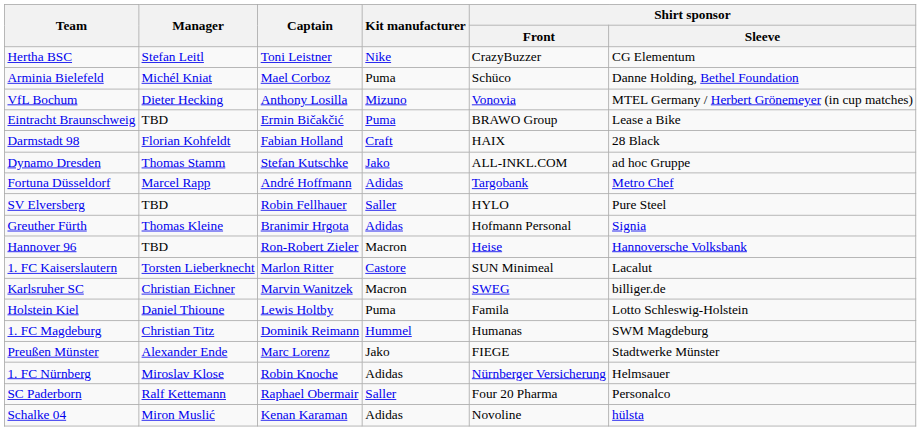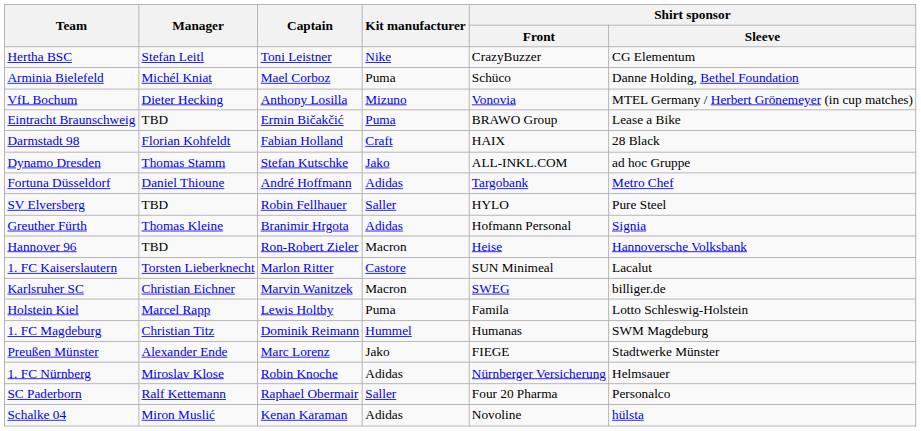(176, 183) Marcel Rapp -> (183, 183) Daniel Thioune
(183, 309) Daniel Thioune -> (176, 309) Marcel Rapp
